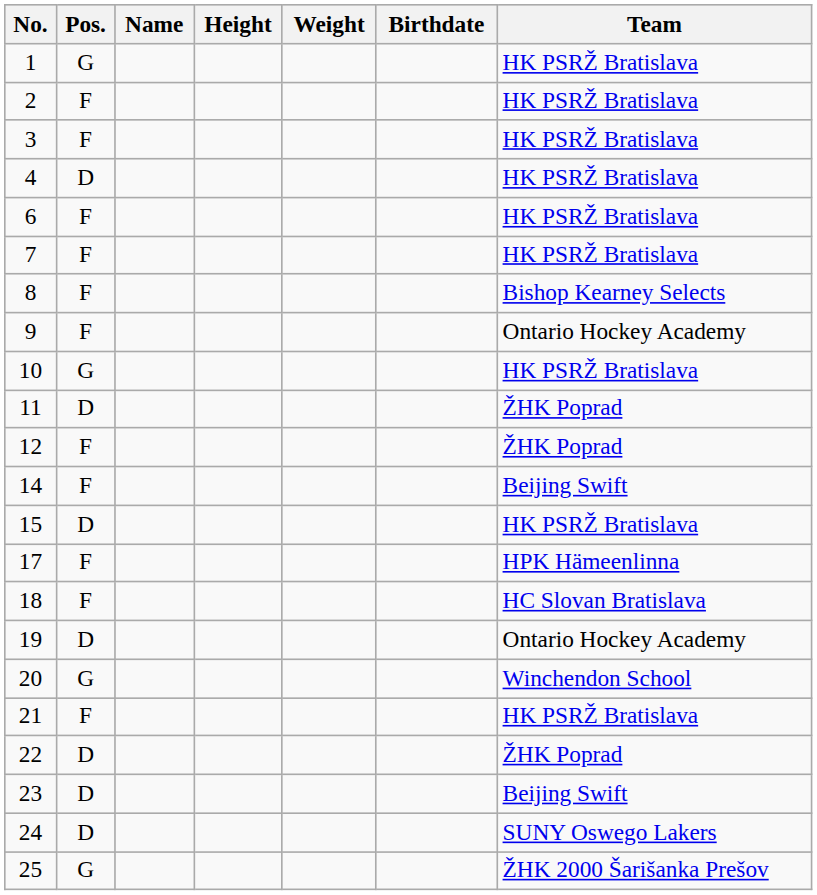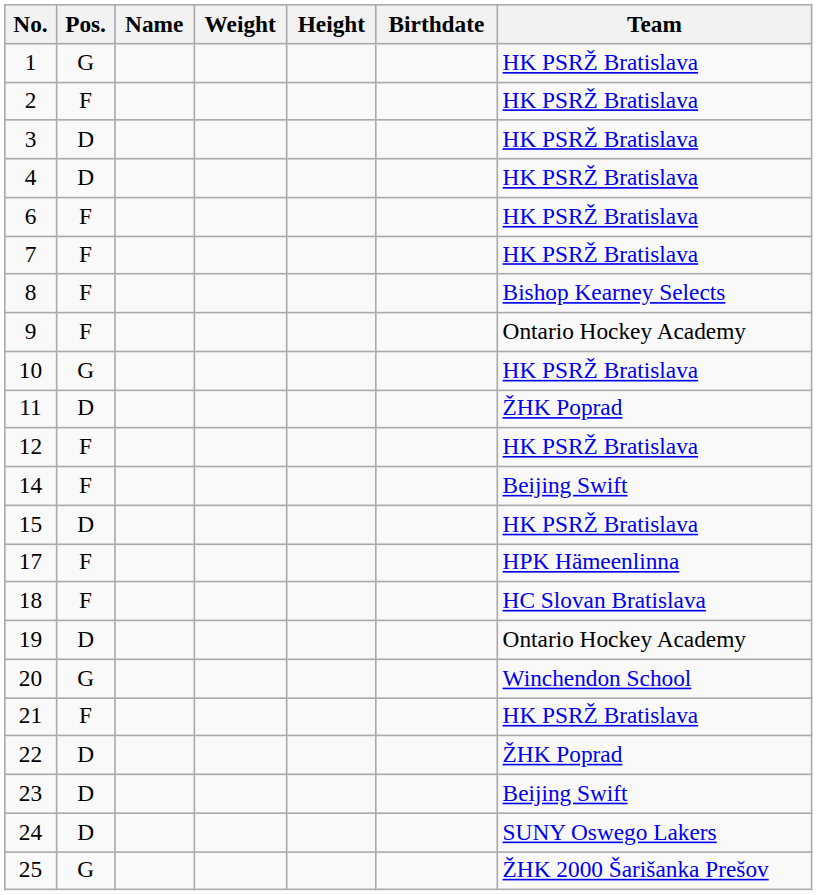columns swapped: (238, 24) <-> (329, 24)
(86, 139) F -> (86, 139) D
(562, 447) ŽHK Poprad -> (600, 447) HK PSRŽ Bratislava
